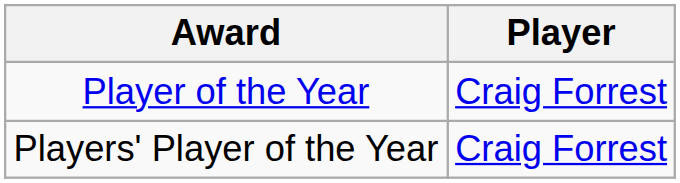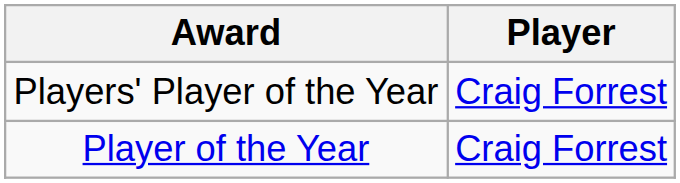rows swapped: (226, 90) <-> (226, 148)
